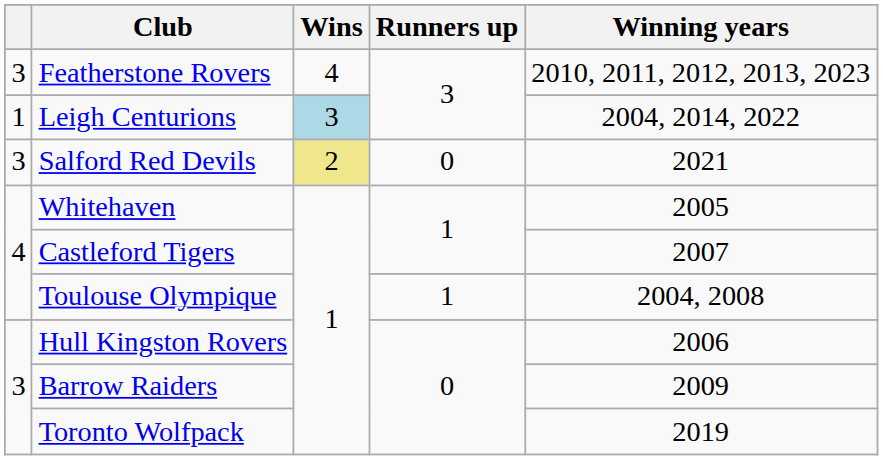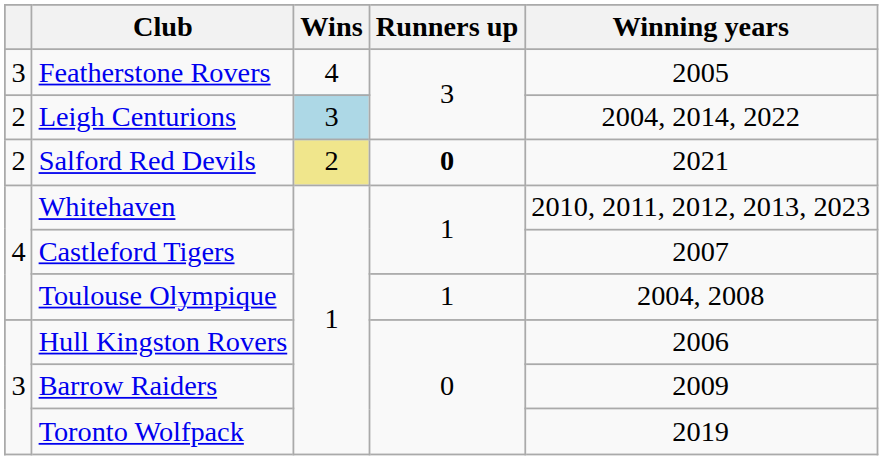(701, 71) 2010, 2011, 2012, 2013, 2023 -> (701, 71) 2005
(18, 116) 1 -> (18, 116) 2
(18, 161) 3 -> (18, 161) 2
(447, 161) normal -> (447, 161) bold
(701, 206) 2005 -> (701, 206) 2010, 2011, 2012, 2013, 2023
